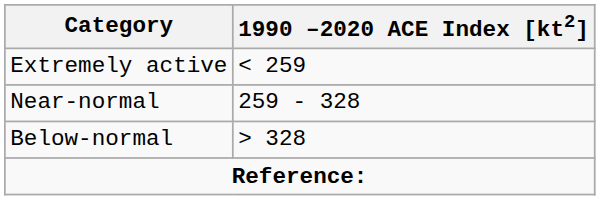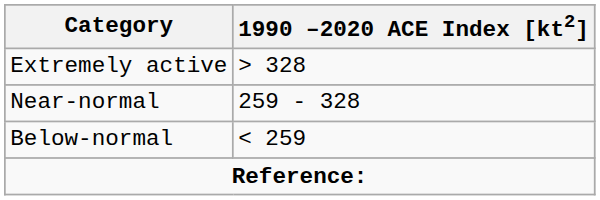(272, 66) < 259 -> (272, 66) > 328
(272, 140) > 328 -> (272, 140) < 259
